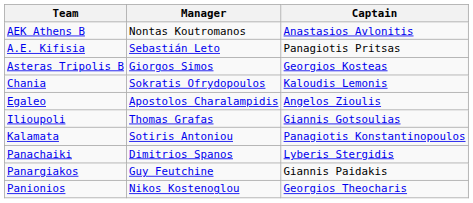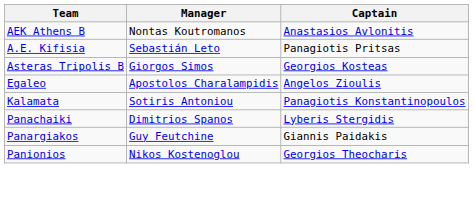- row: (26, 84)
- row: (36, 119)
